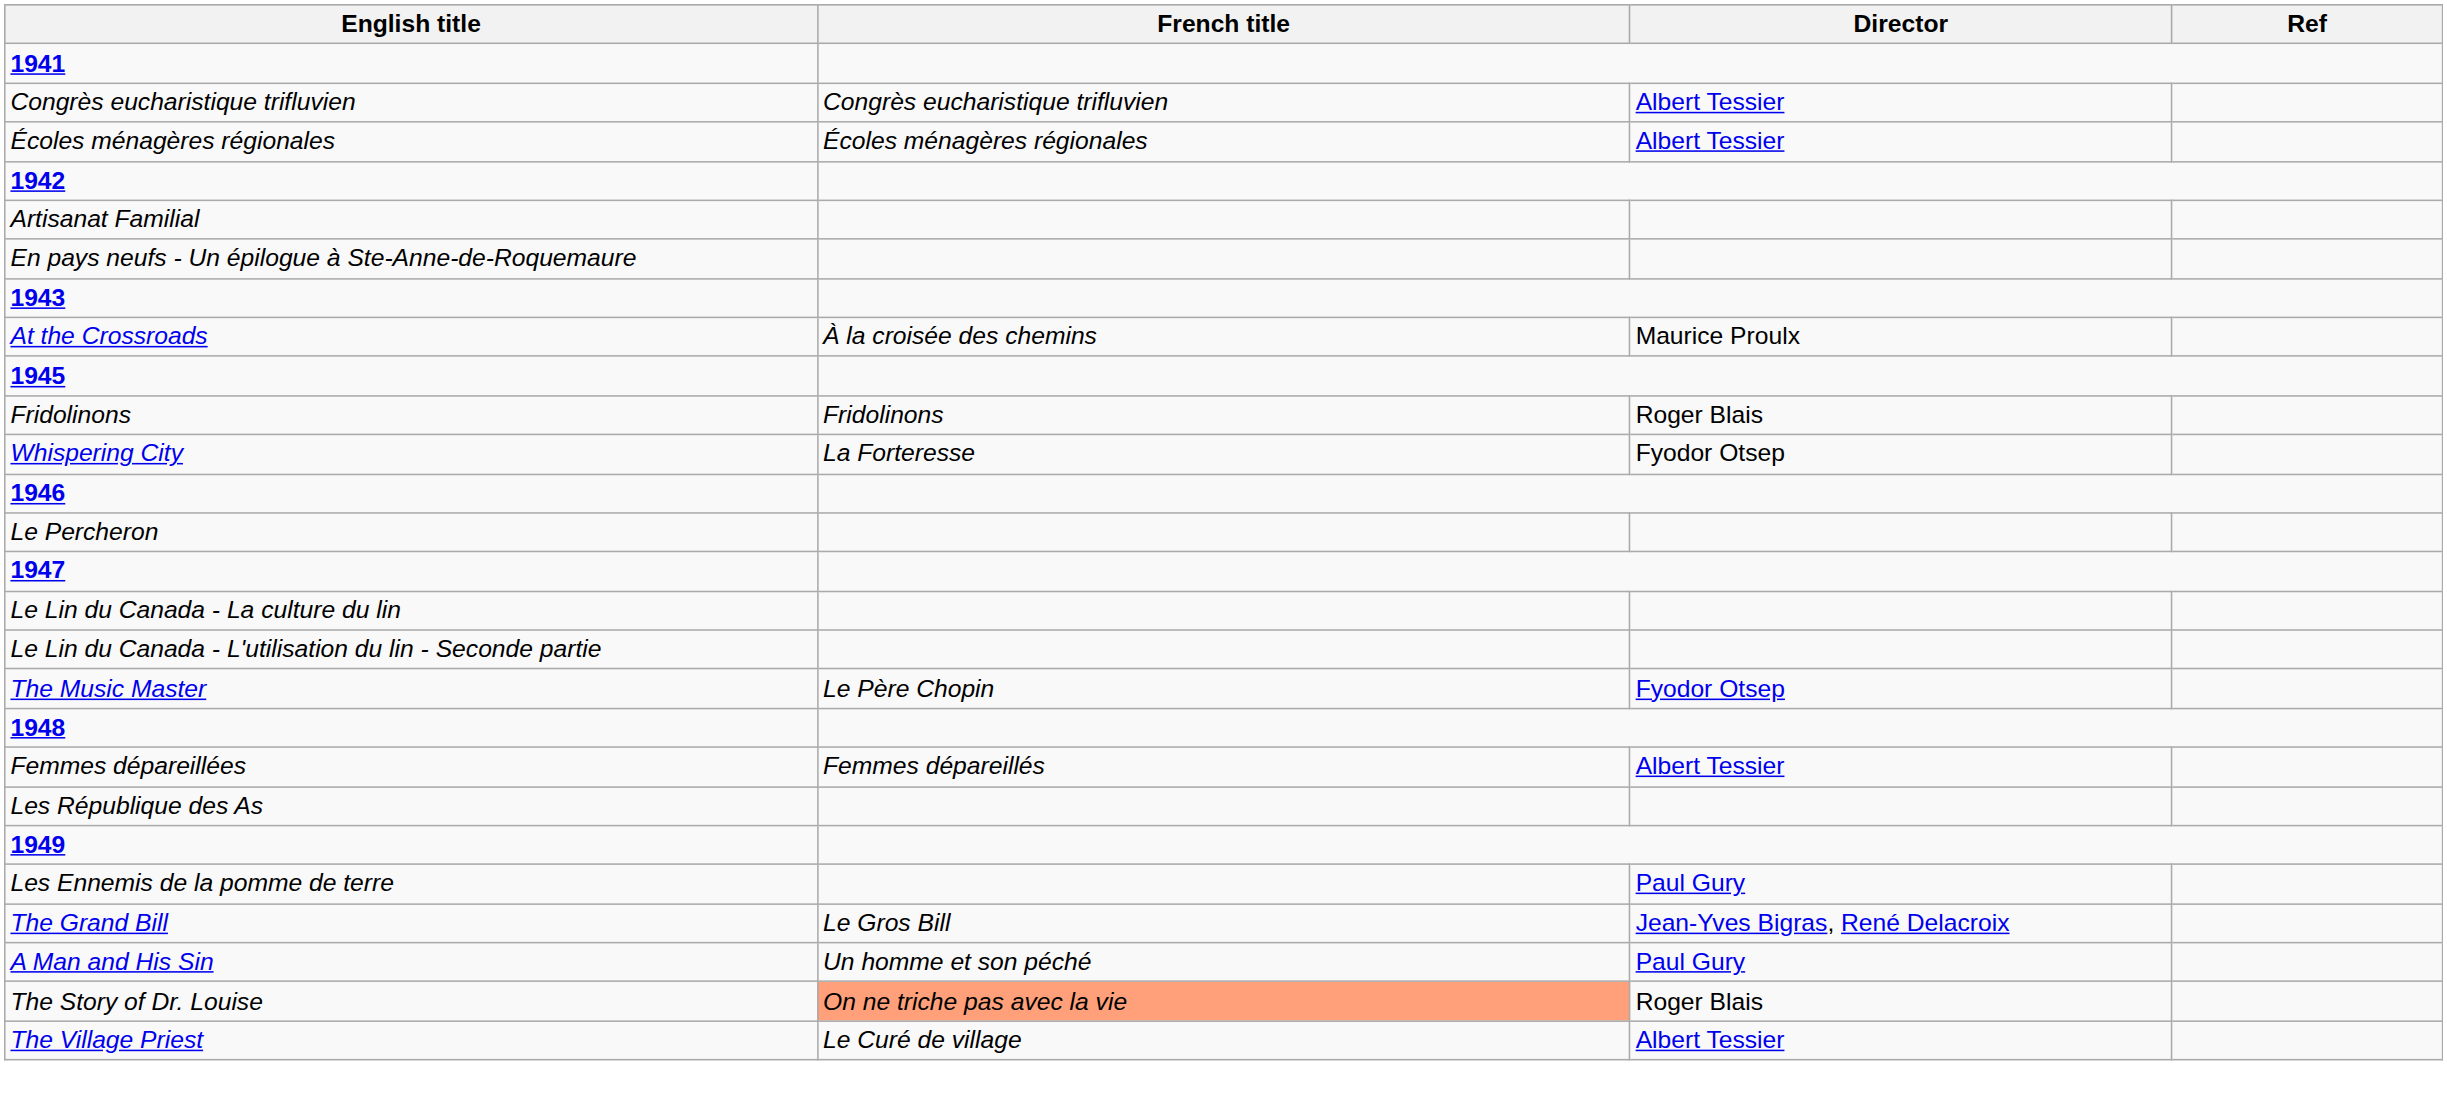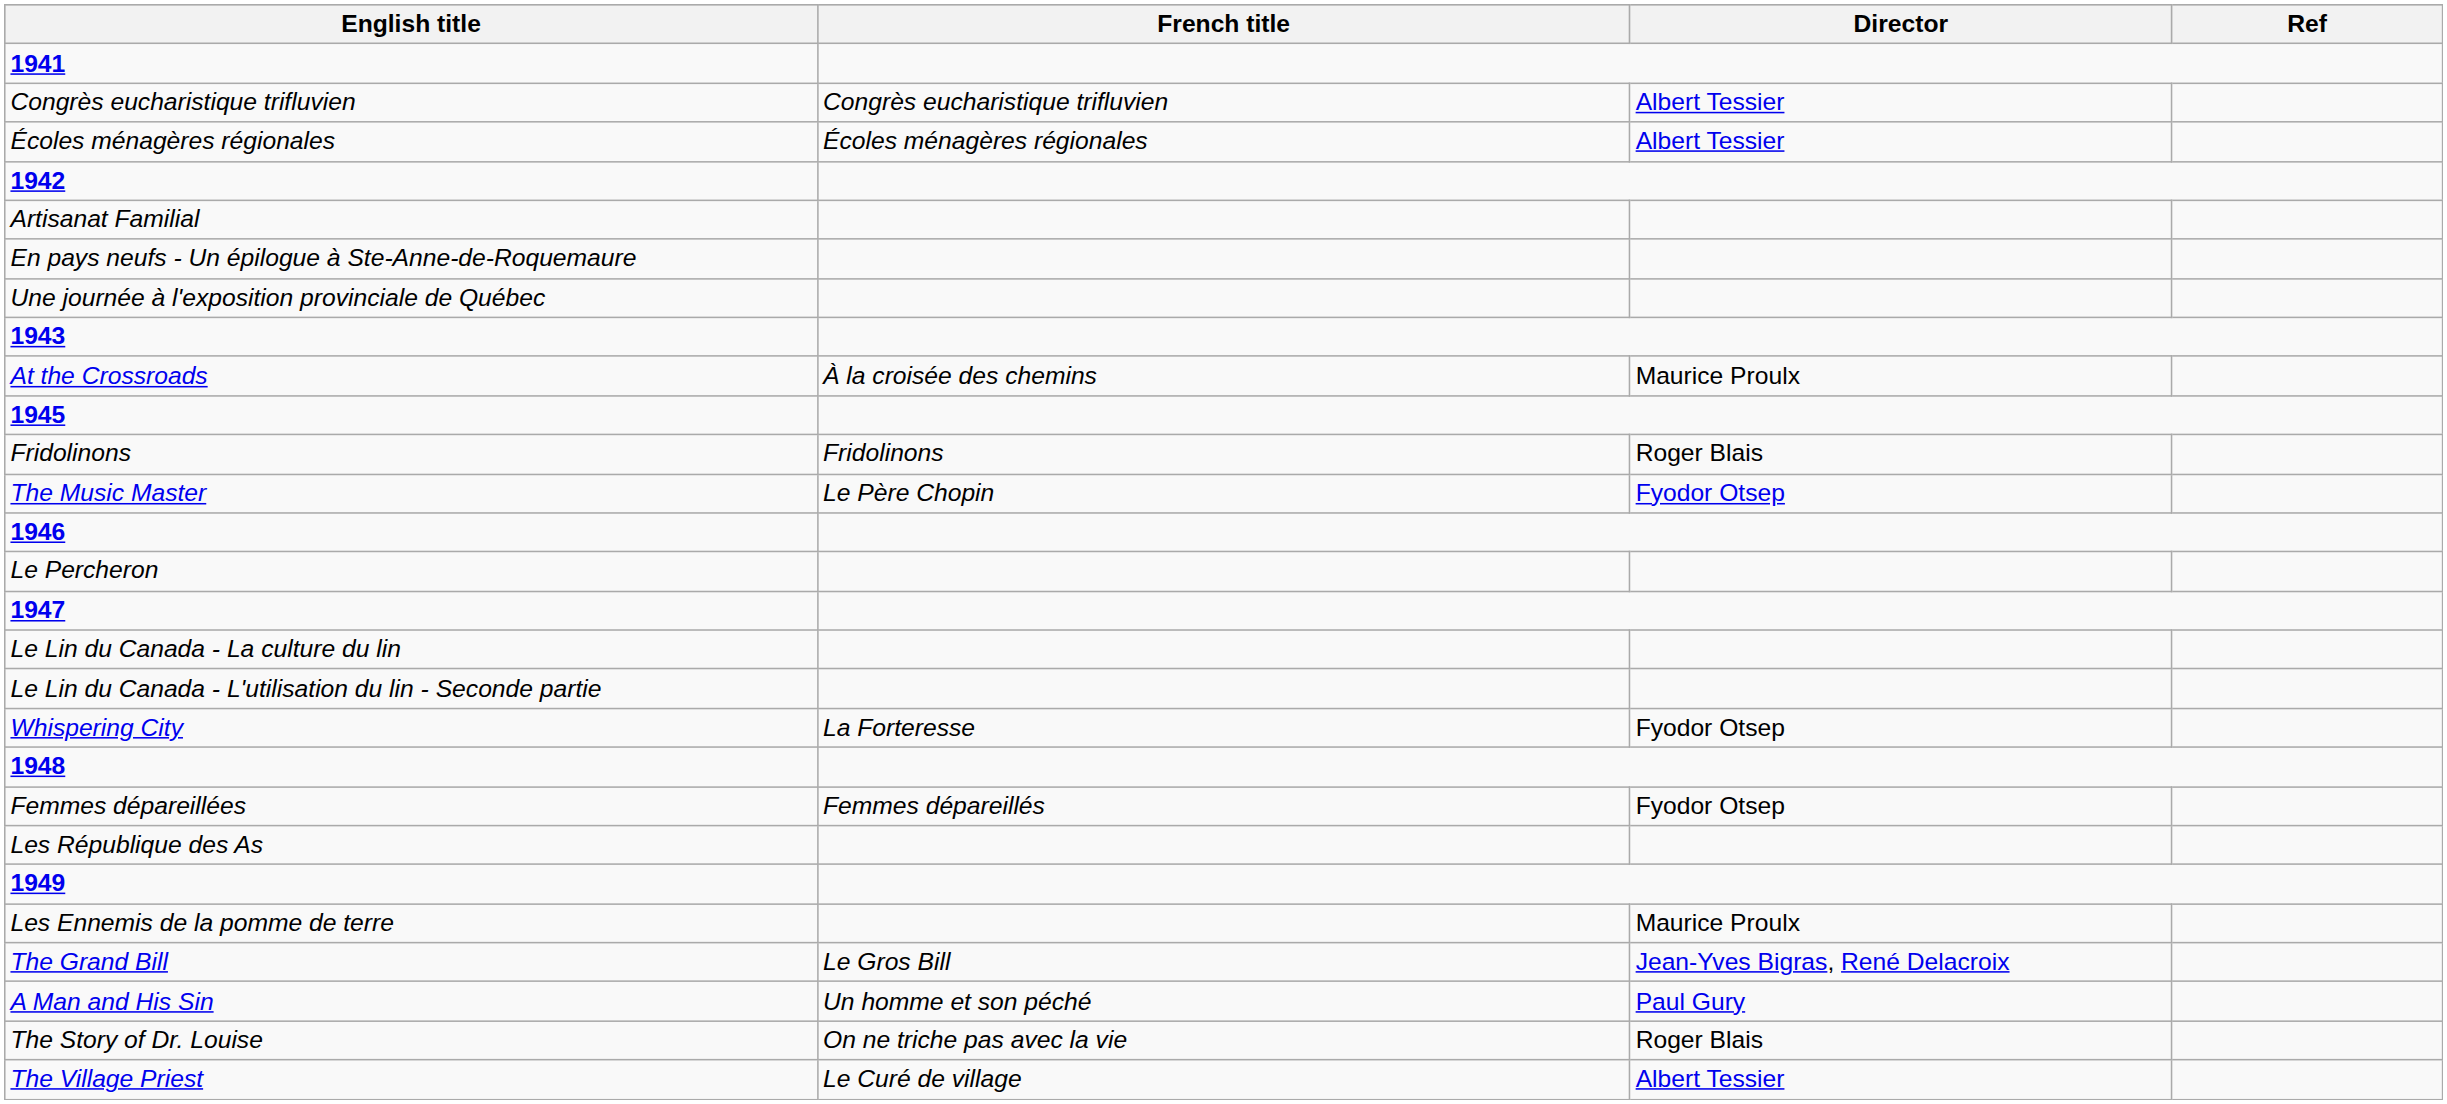+ row: (278, 297)
rows swapped: (108, 688) <-> (97, 453)
(1710, 766) Albert Tessier -> (1710, 805) Fyodor Otsep
(1690, 883) Paul Gury -> (1718, 922) Maurice Proulx
(975, 1000) lightsalmon background -> (975, 1040) no background
